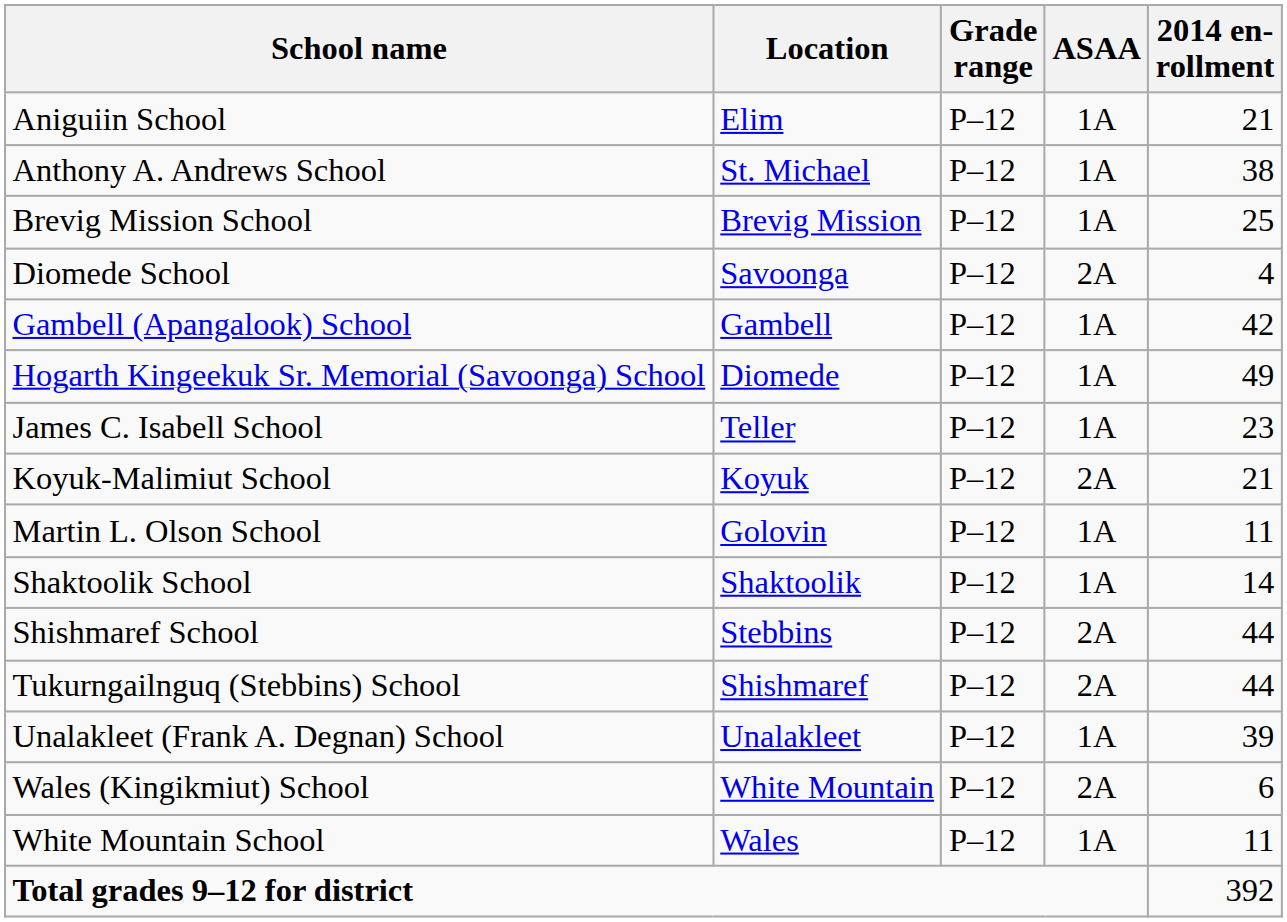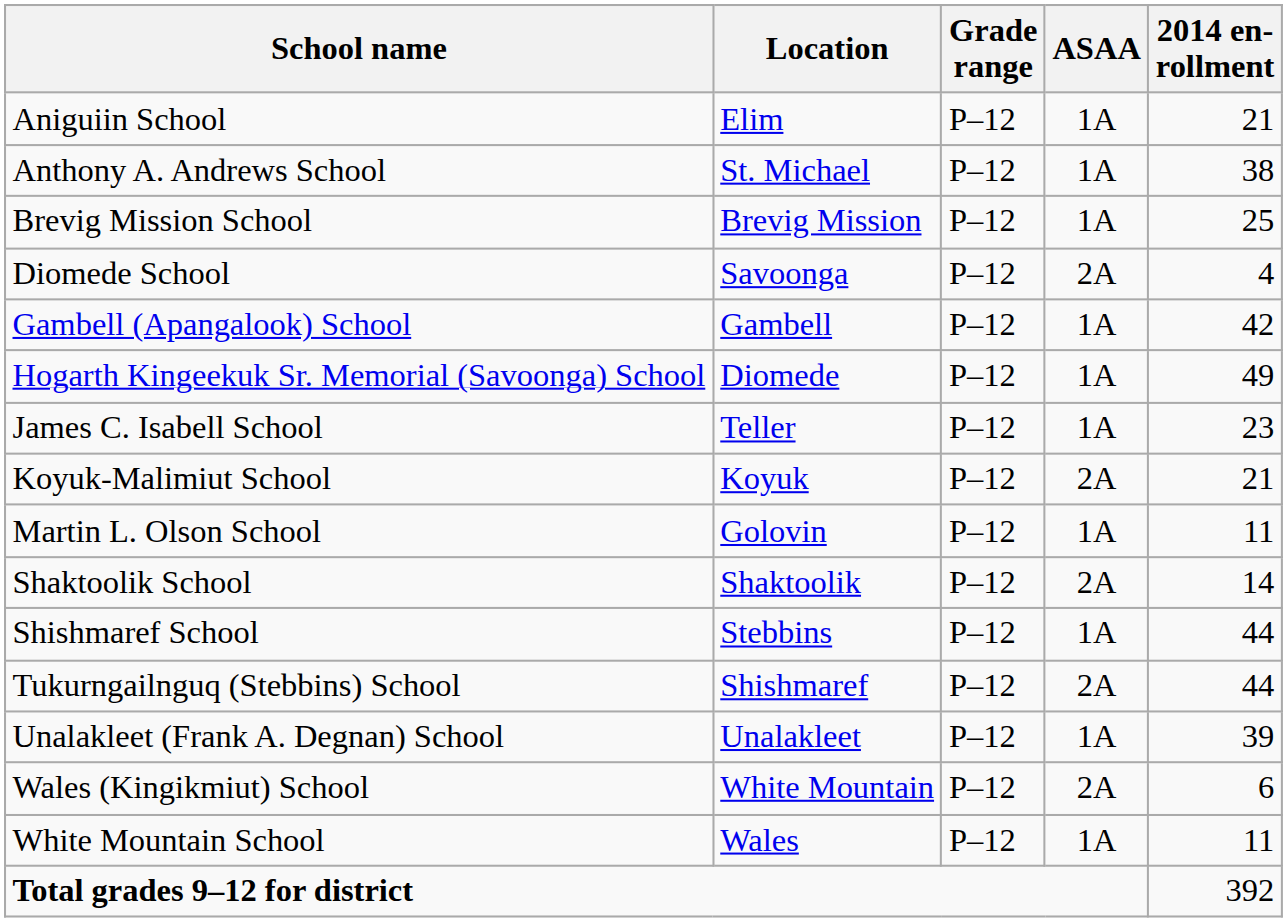(1097, 581) 1A -> (1097, 581) 2A
(1097, 633) 2A -> (1097, 633) 1A
